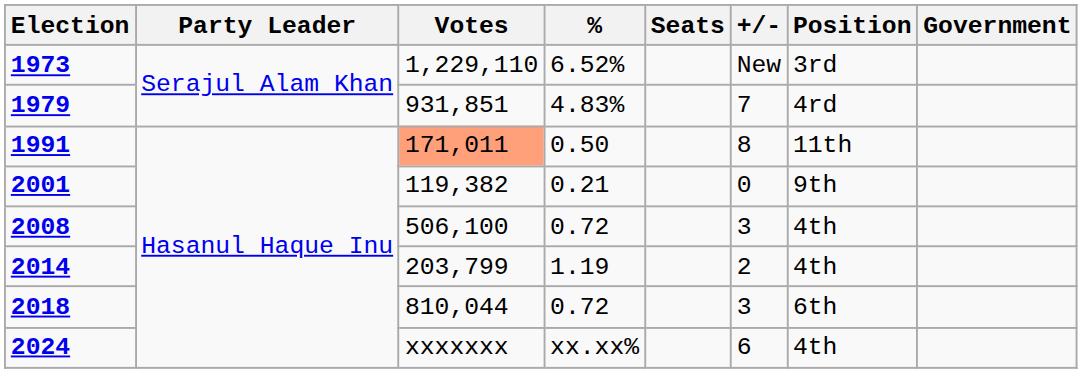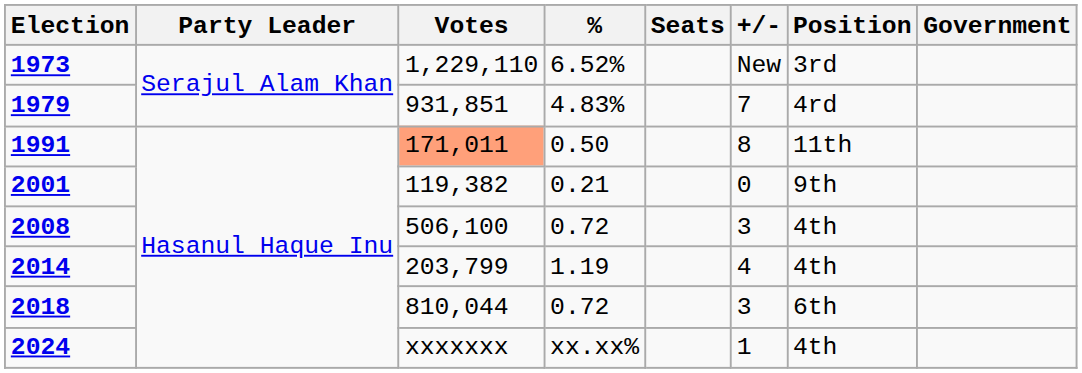(744, 267) 2 -> (744, 267) 4
(744, 347) 6 -> (744, 347) 1
